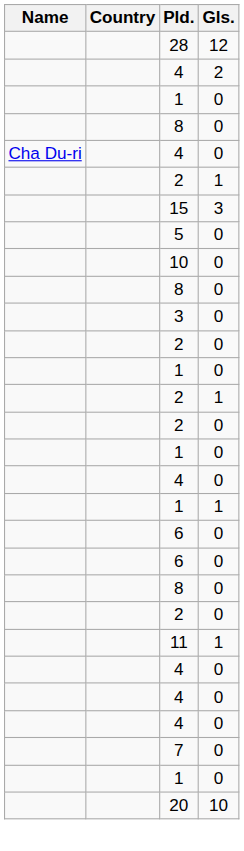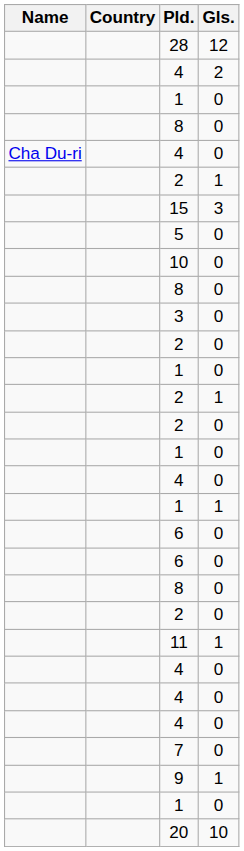+ row: (179, 778)
